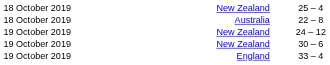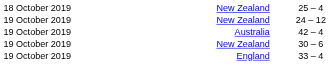- row: (311, 20)
+ row: (311, 32)
